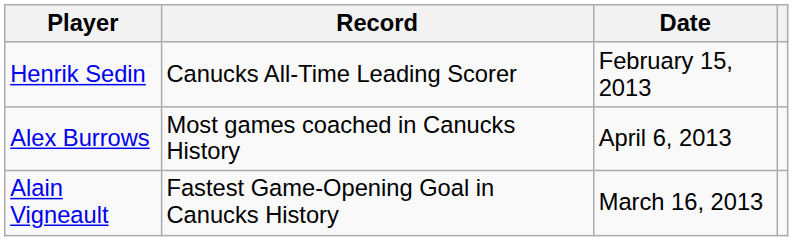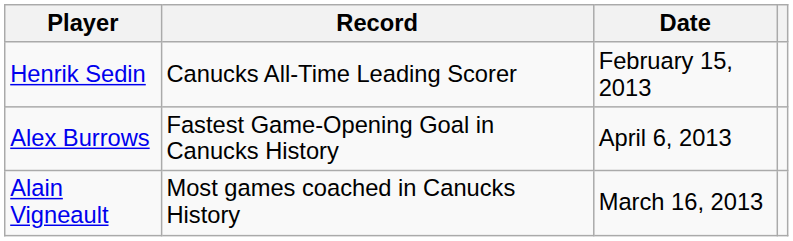(341, 138) Most games coached in Canucks History -> (330, 138) Fastest Game-Opening Goal in Canucks History
(330, 202) Fastest Game-Opening Goal in Canucks History -> (341, 202) Most games coached in Canucks History
